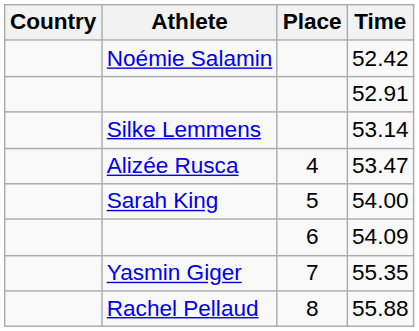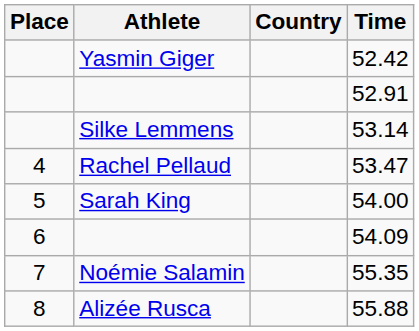columns swapped: (312, 22) <-> (53, 22)
(190, 58) Noémie Salamin -> (147, 58) Yasmin Giger
(173, 165) Alizée Rusca -> (155, 165) Rachel Pellaud
(174, 272) Yasmin Giger -> (162, 272) Noémie Salamin
(183, 308) Rachel Pellaud -> (145, 308) Alizée Rusca
